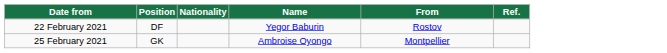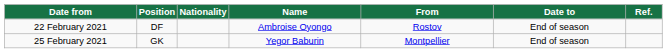+ column: (559, 12)
(295, 27) Yegor Baburin -> (295, 27) Ambroise Oyongo
(295, 41) Ambroise Oyongo -> (295, 41) Yegor Baburin
